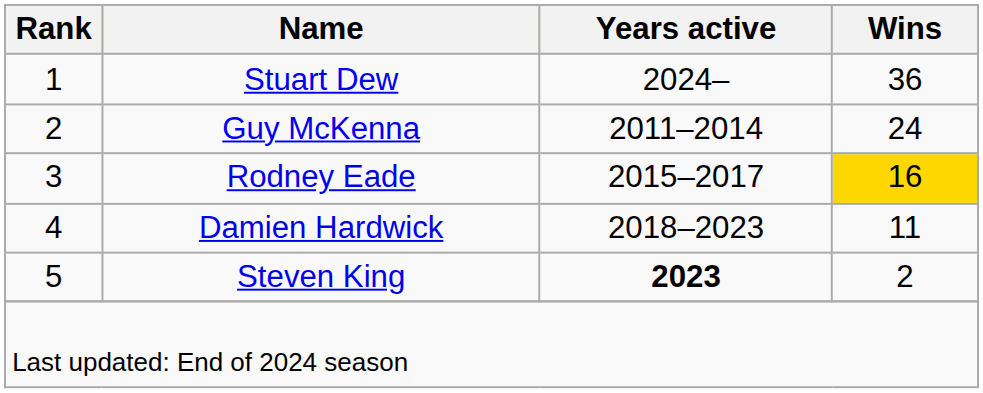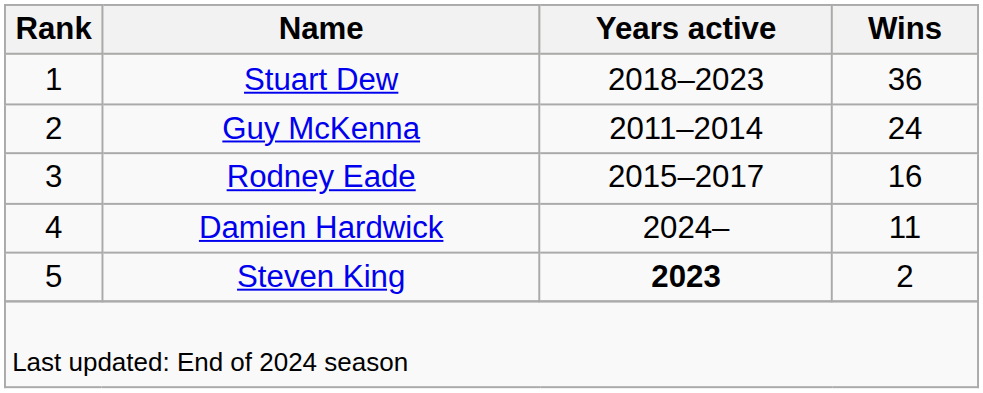(686, 78) 2024– -> (686, 78) 2018–2023
(905, 177) gold background -> (905, 177) no background
(686, 227) 2018–2023 -> (686, 227) 2024–
